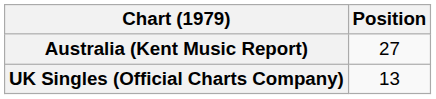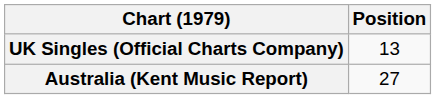rows swapped: (176, 49) <-> (176, 78)
